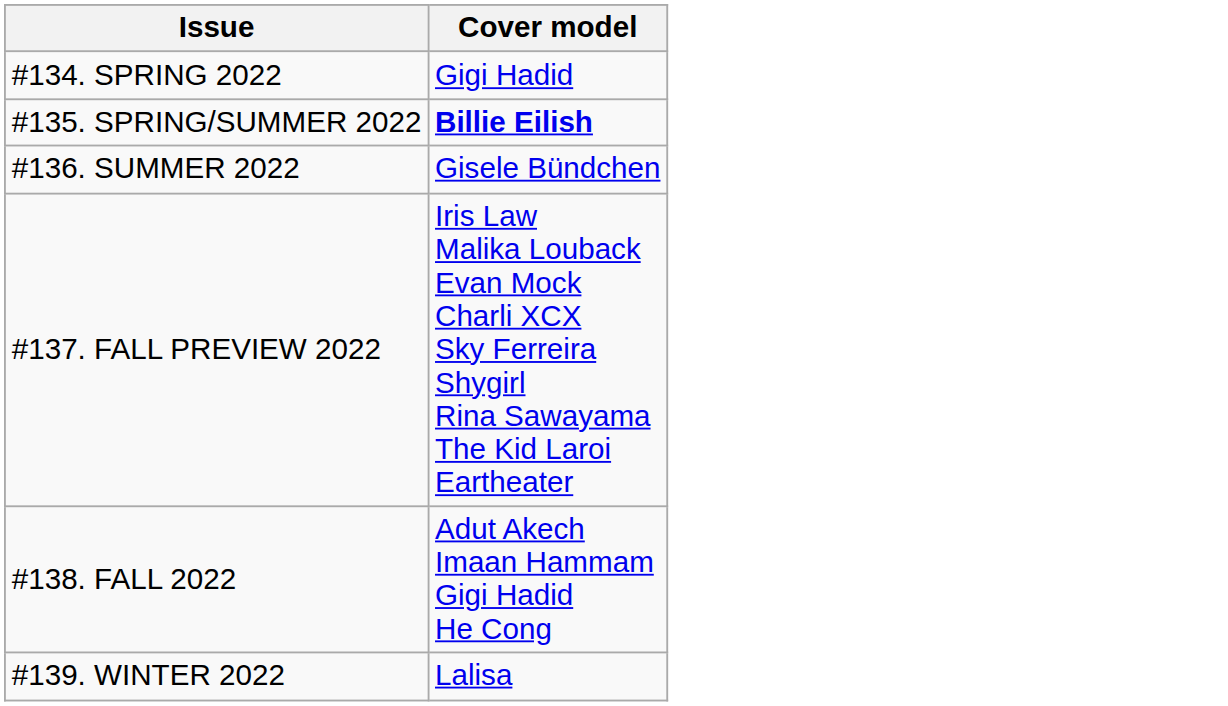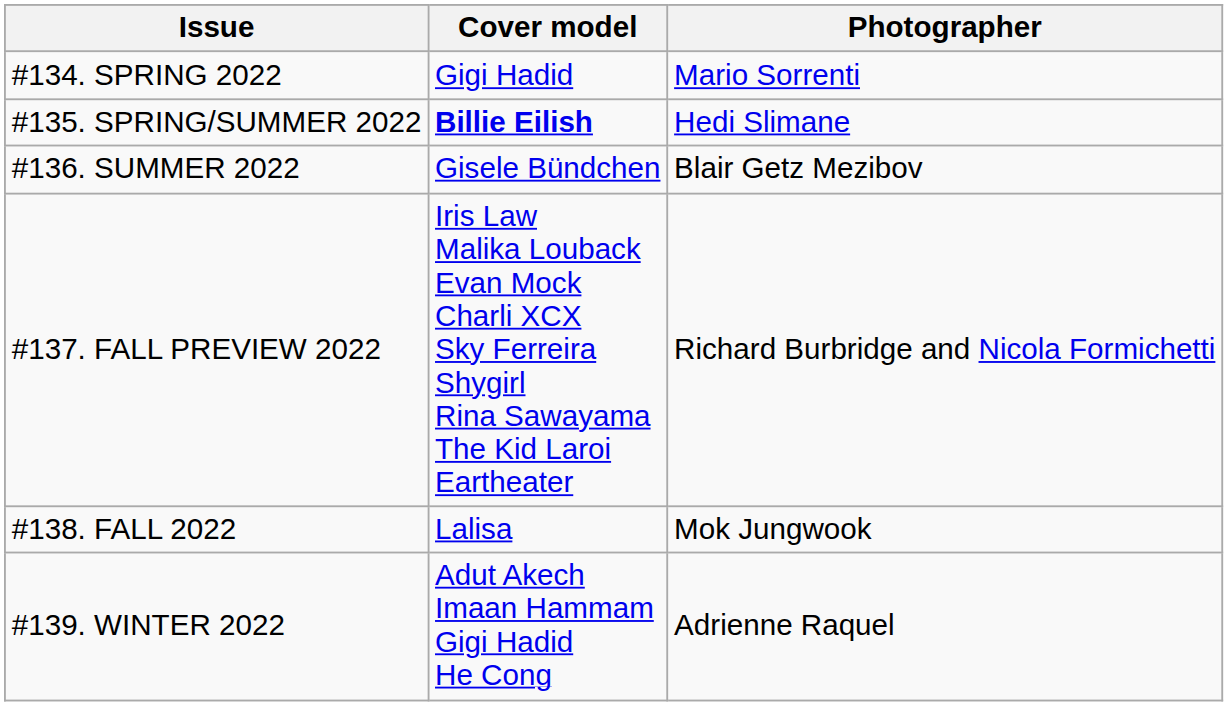+ column: (945, 27)
(544, 579) Adut Akech Imaan Hammam Gigi Hadid He Cong -> (474, 529) Lalisa
(474, 675) Lalisa -> (544, 625) Adut Akech Imaan Hammam Gigi Hadid He Cong
